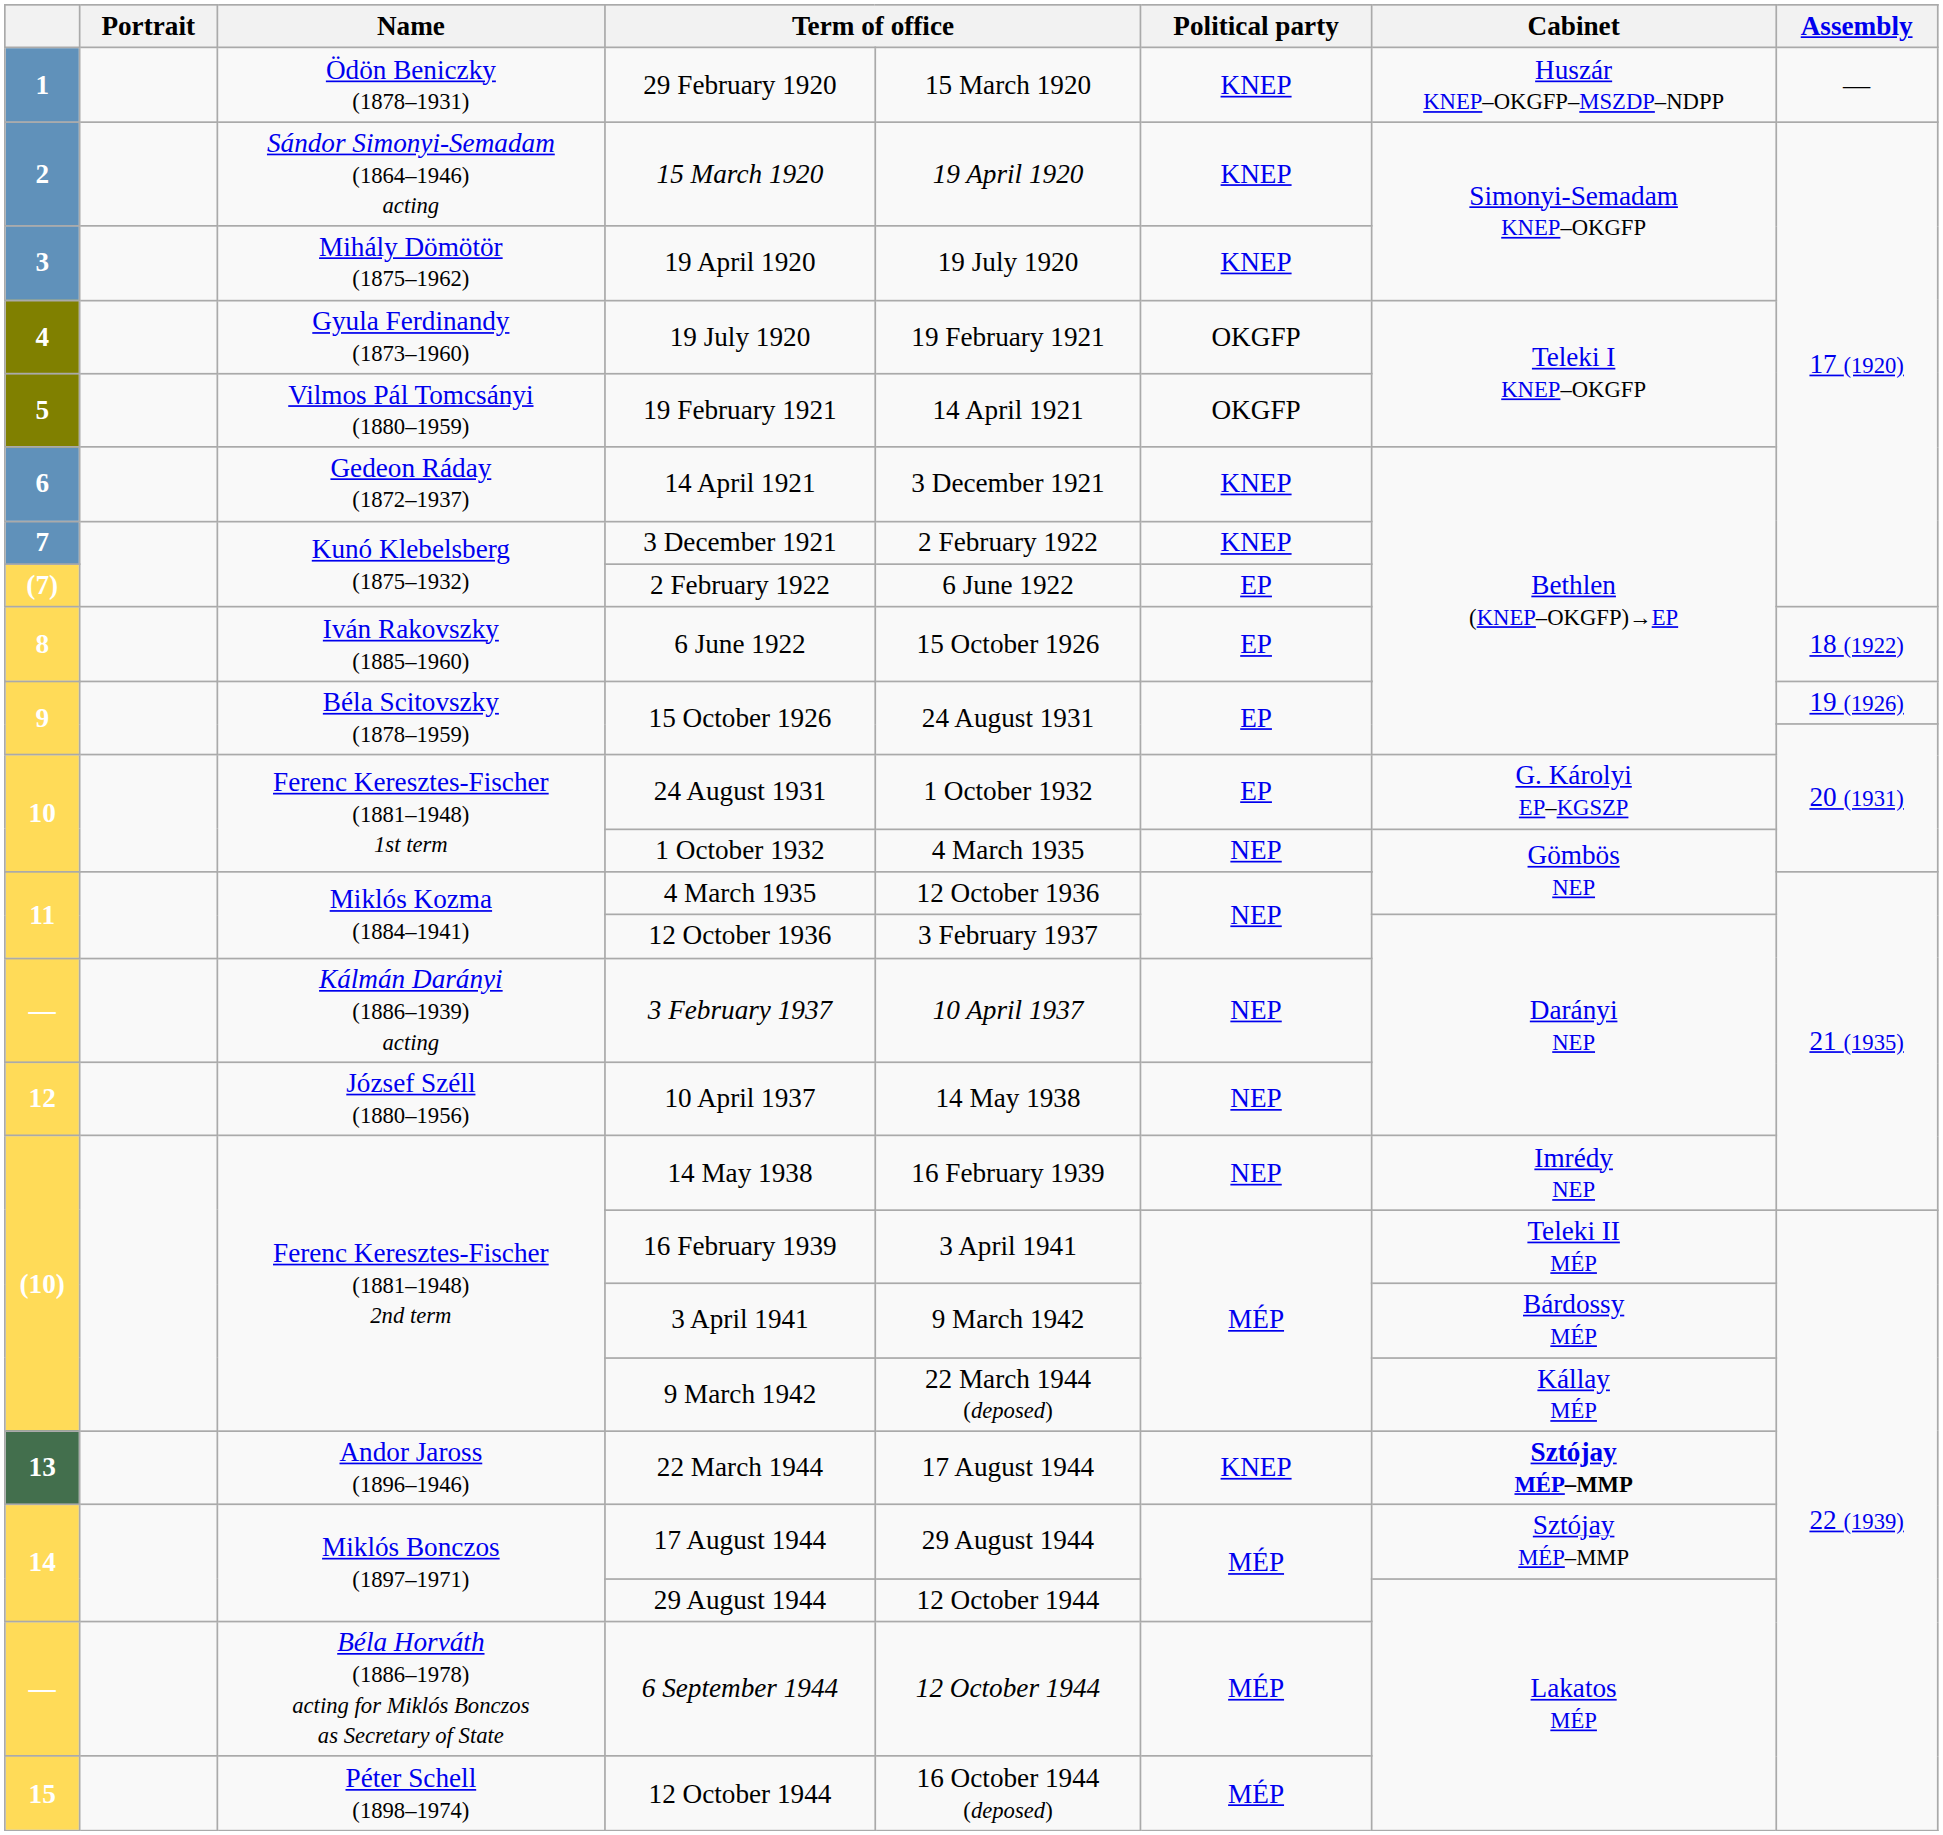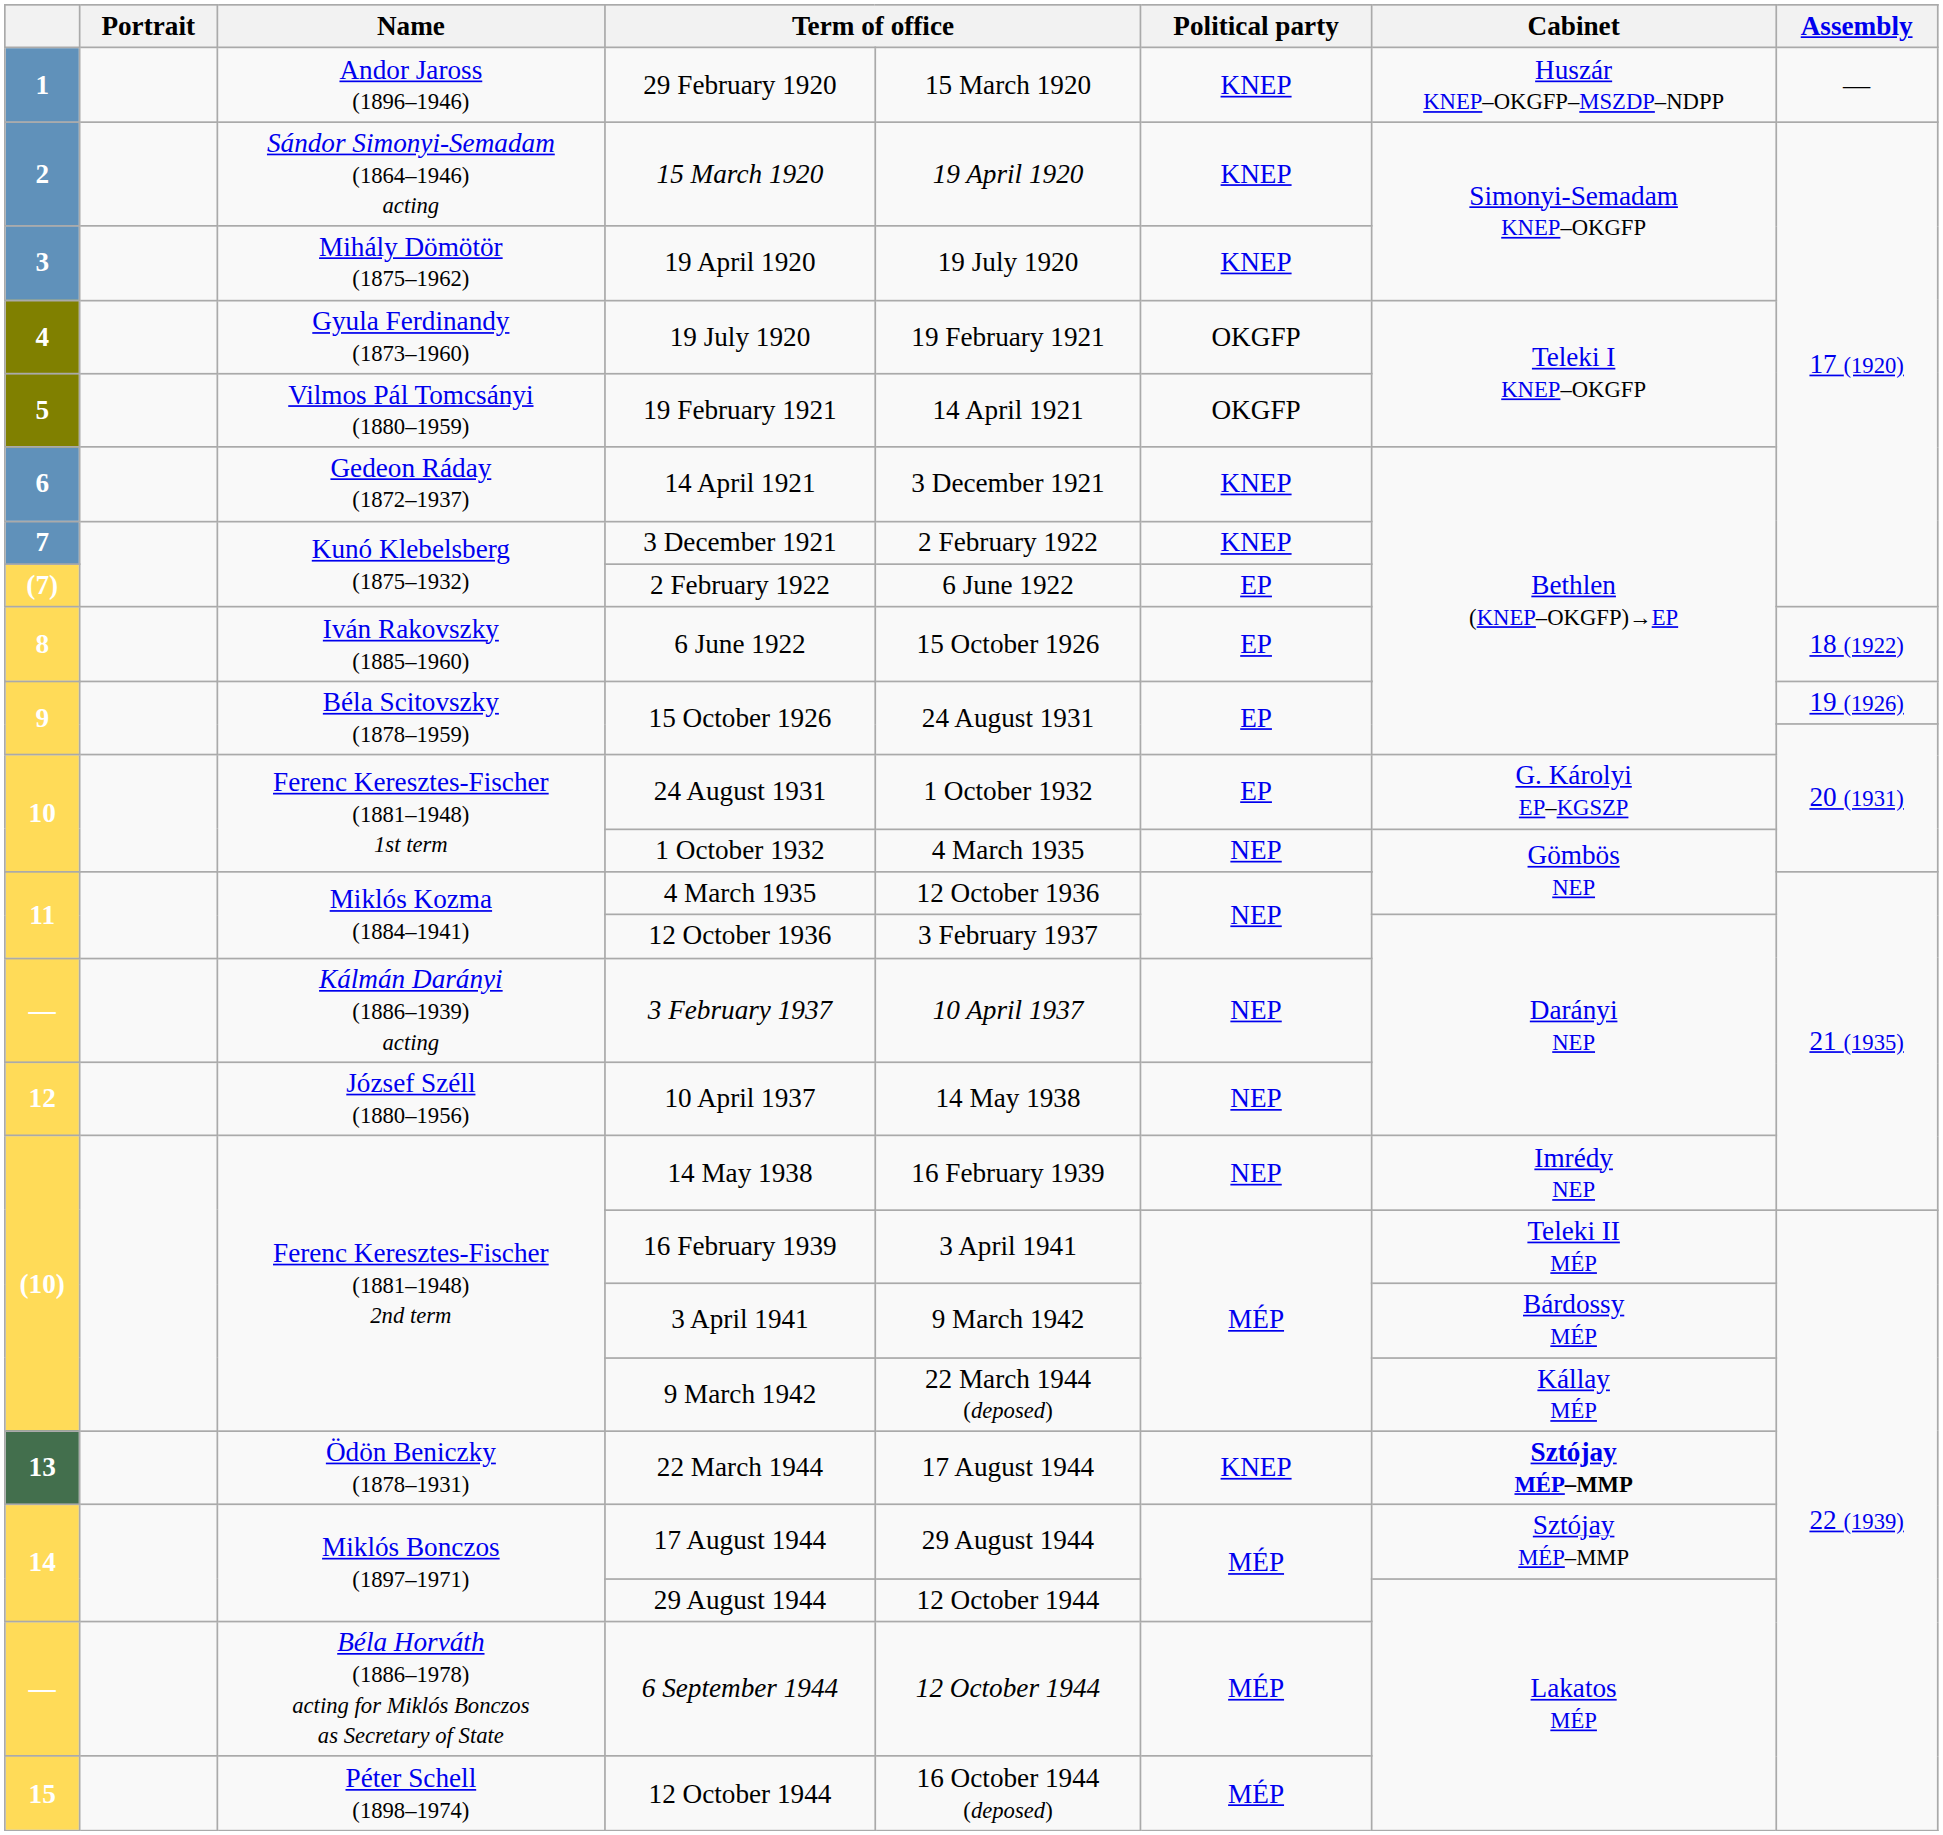(411, 84) Ödön Beniczky (1878–1931) -> (411, 84) Andor Jaross (1896–1946)
(411, 1467) Andor Jaross (1896–1946) -> (411, 1467) Ödön Beniczky (1878–1931)
